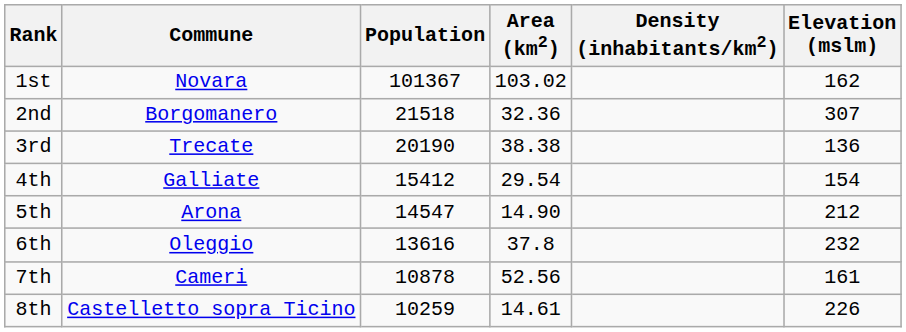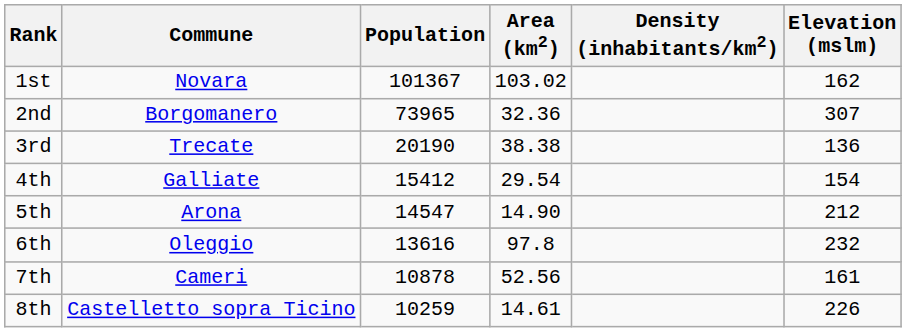(425, 115) 21518 -> (425, 115) 73965
(531, 245) 37.8 -> (531, 245) 97.8
